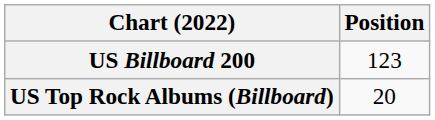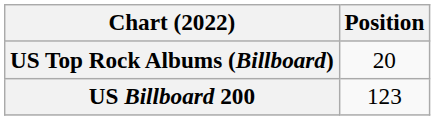rows swapped: (172, 59) <-> (172, 96)
